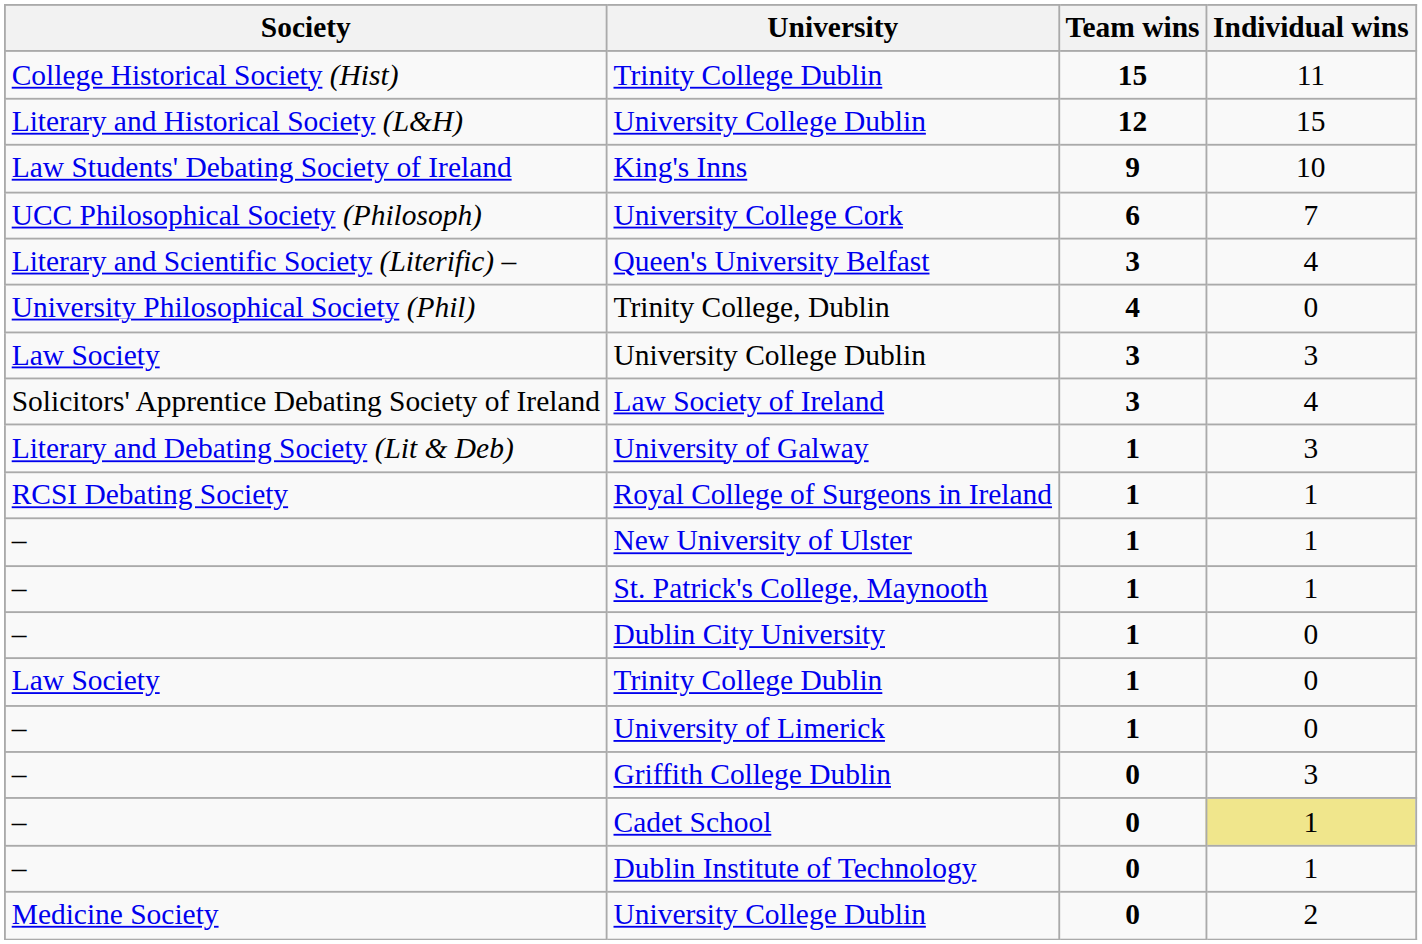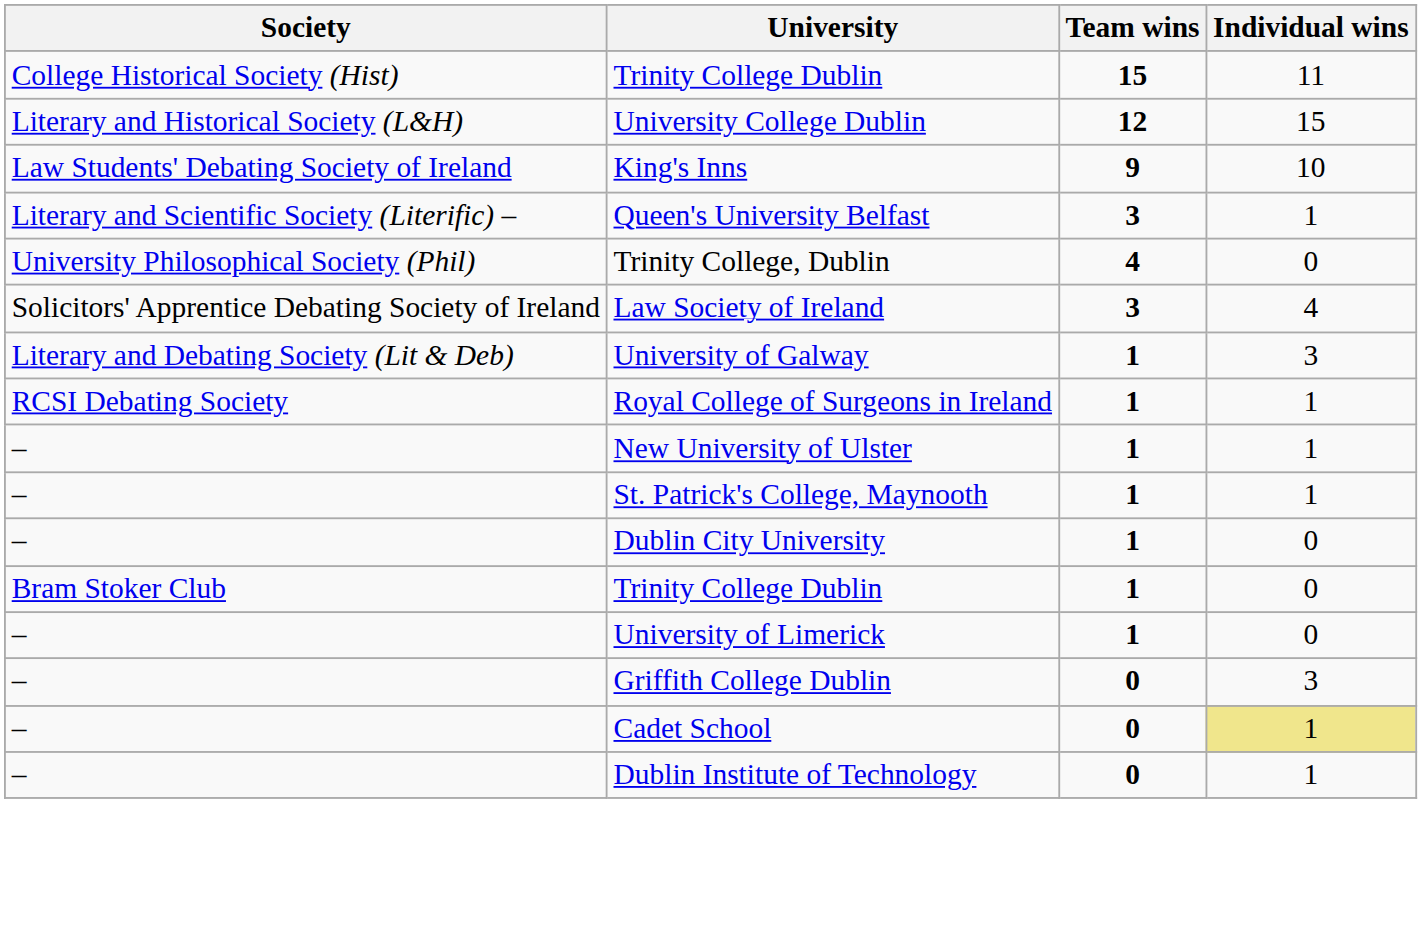- row: (247, 214)
(1311, 261) 4 -> (1311, 214) 1
- row: (86, 354)
- row: (86, 681)
+ row: (119, 588)
- row: (115, 914)
